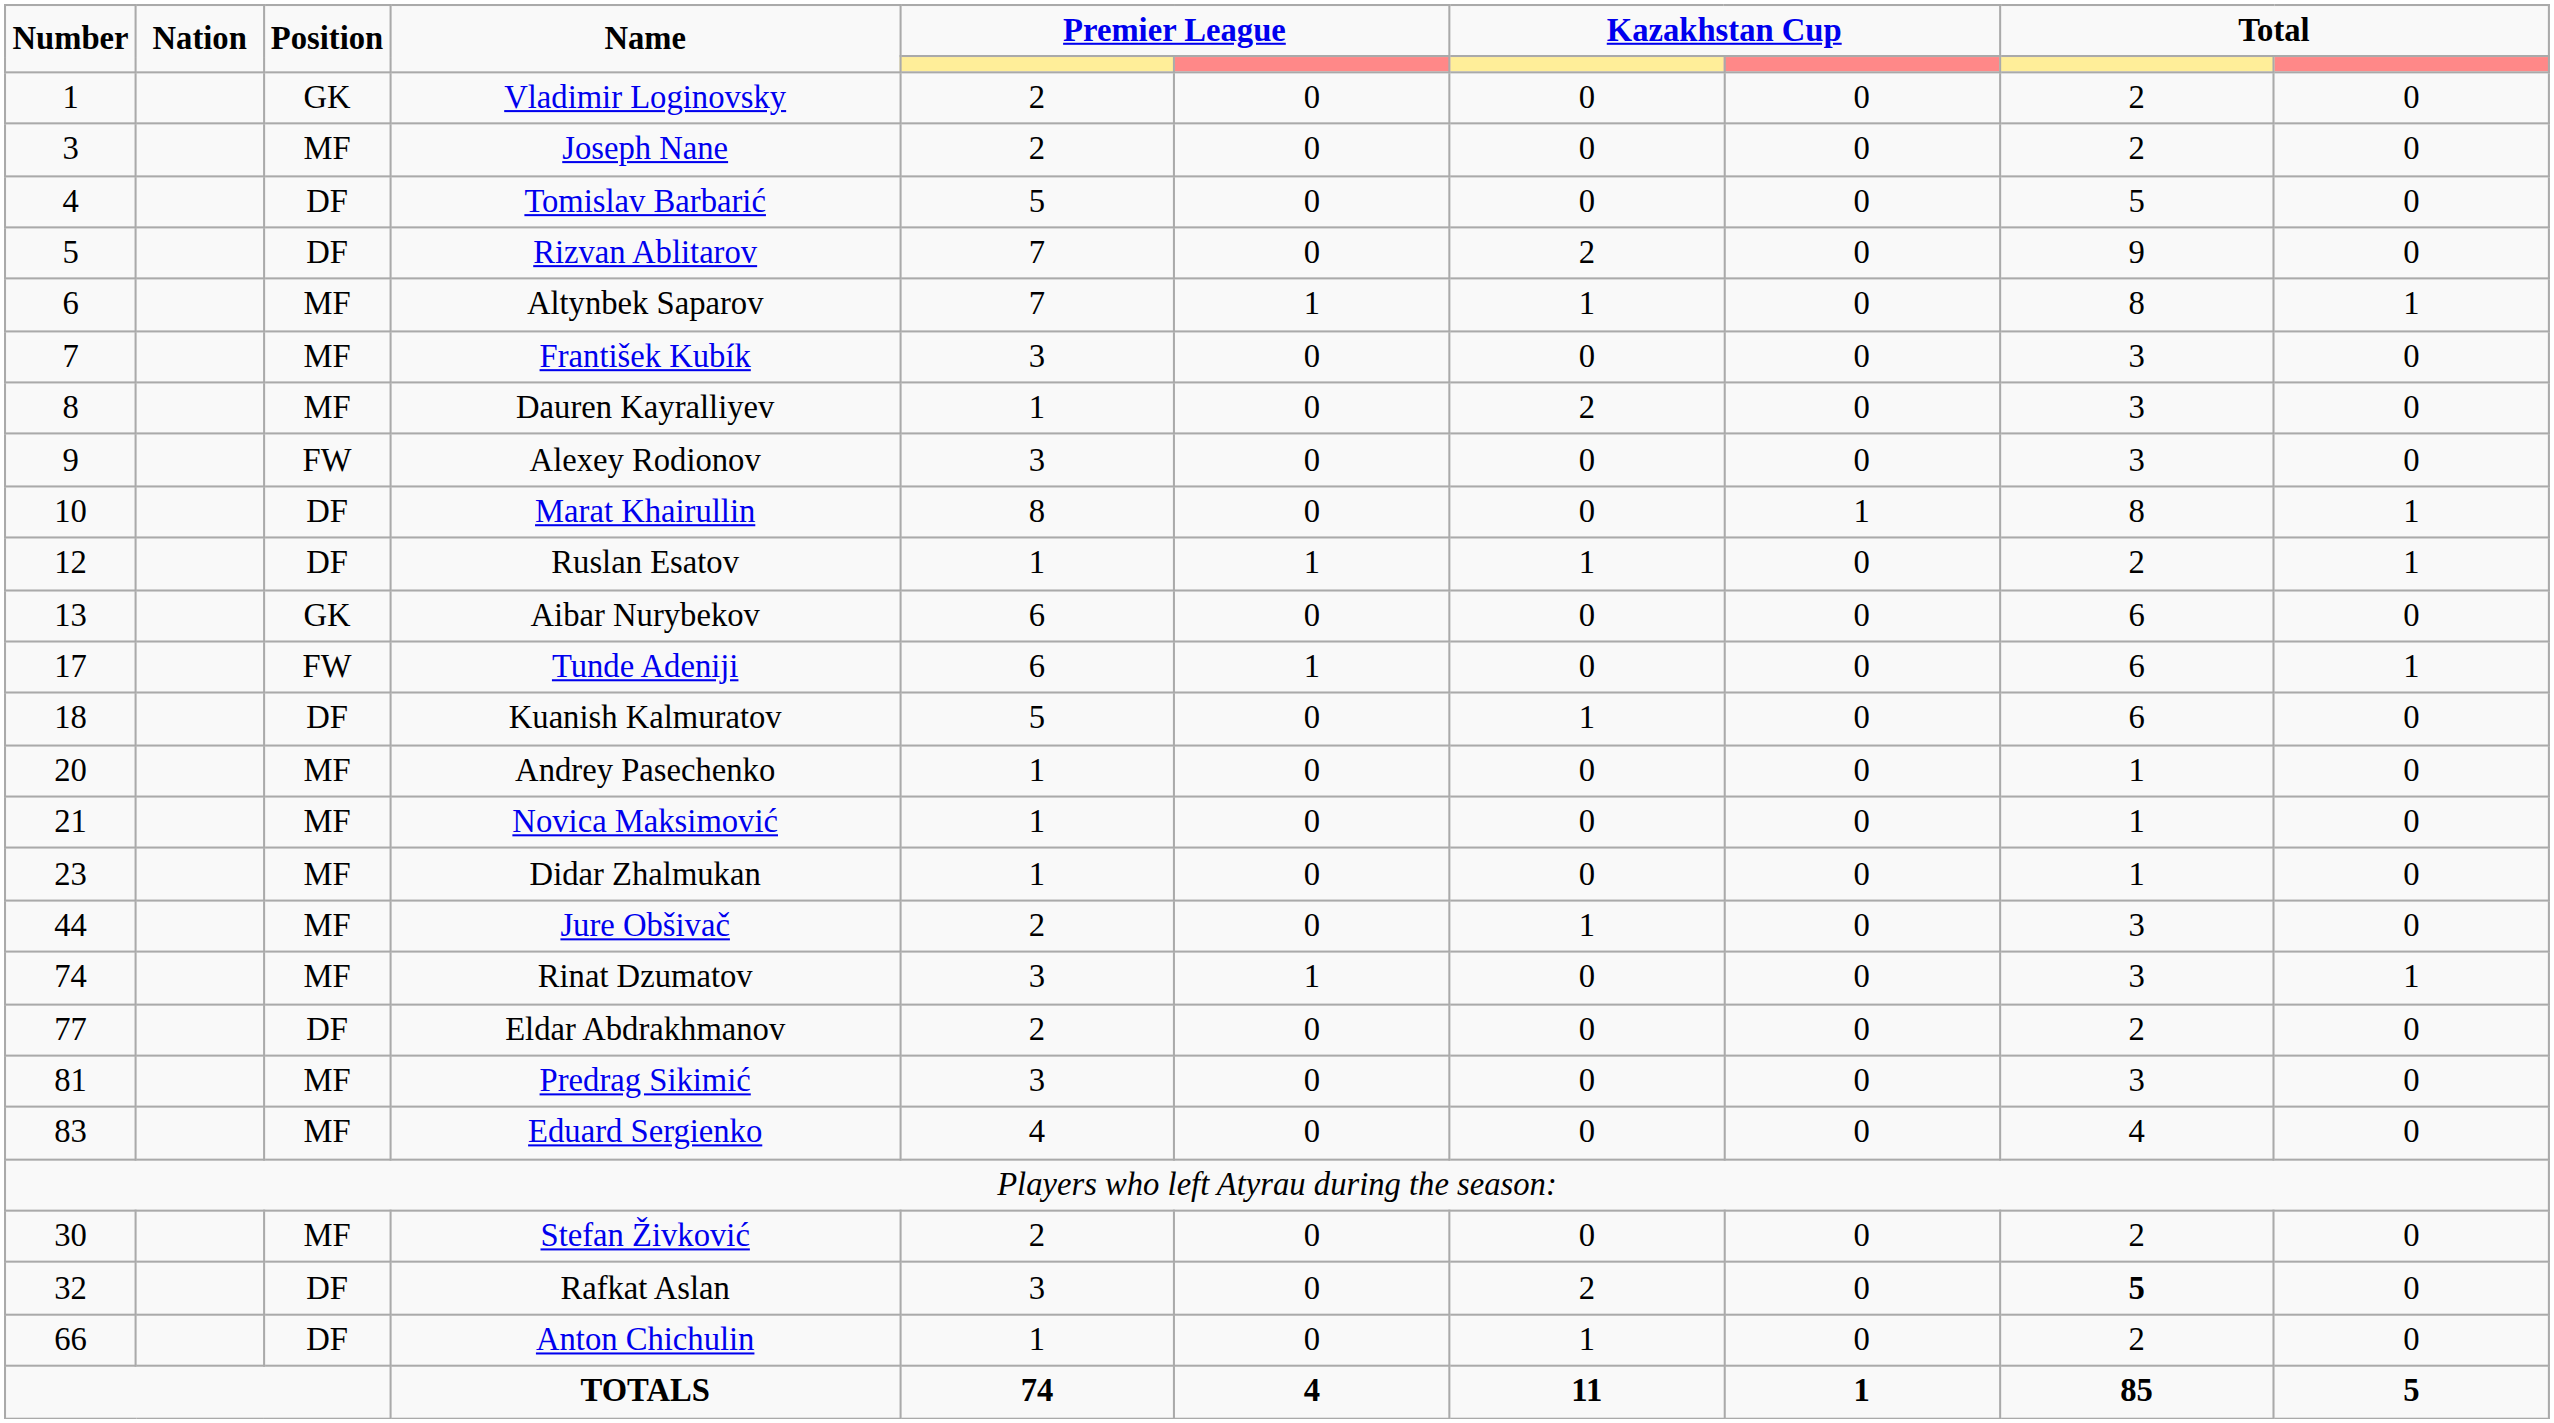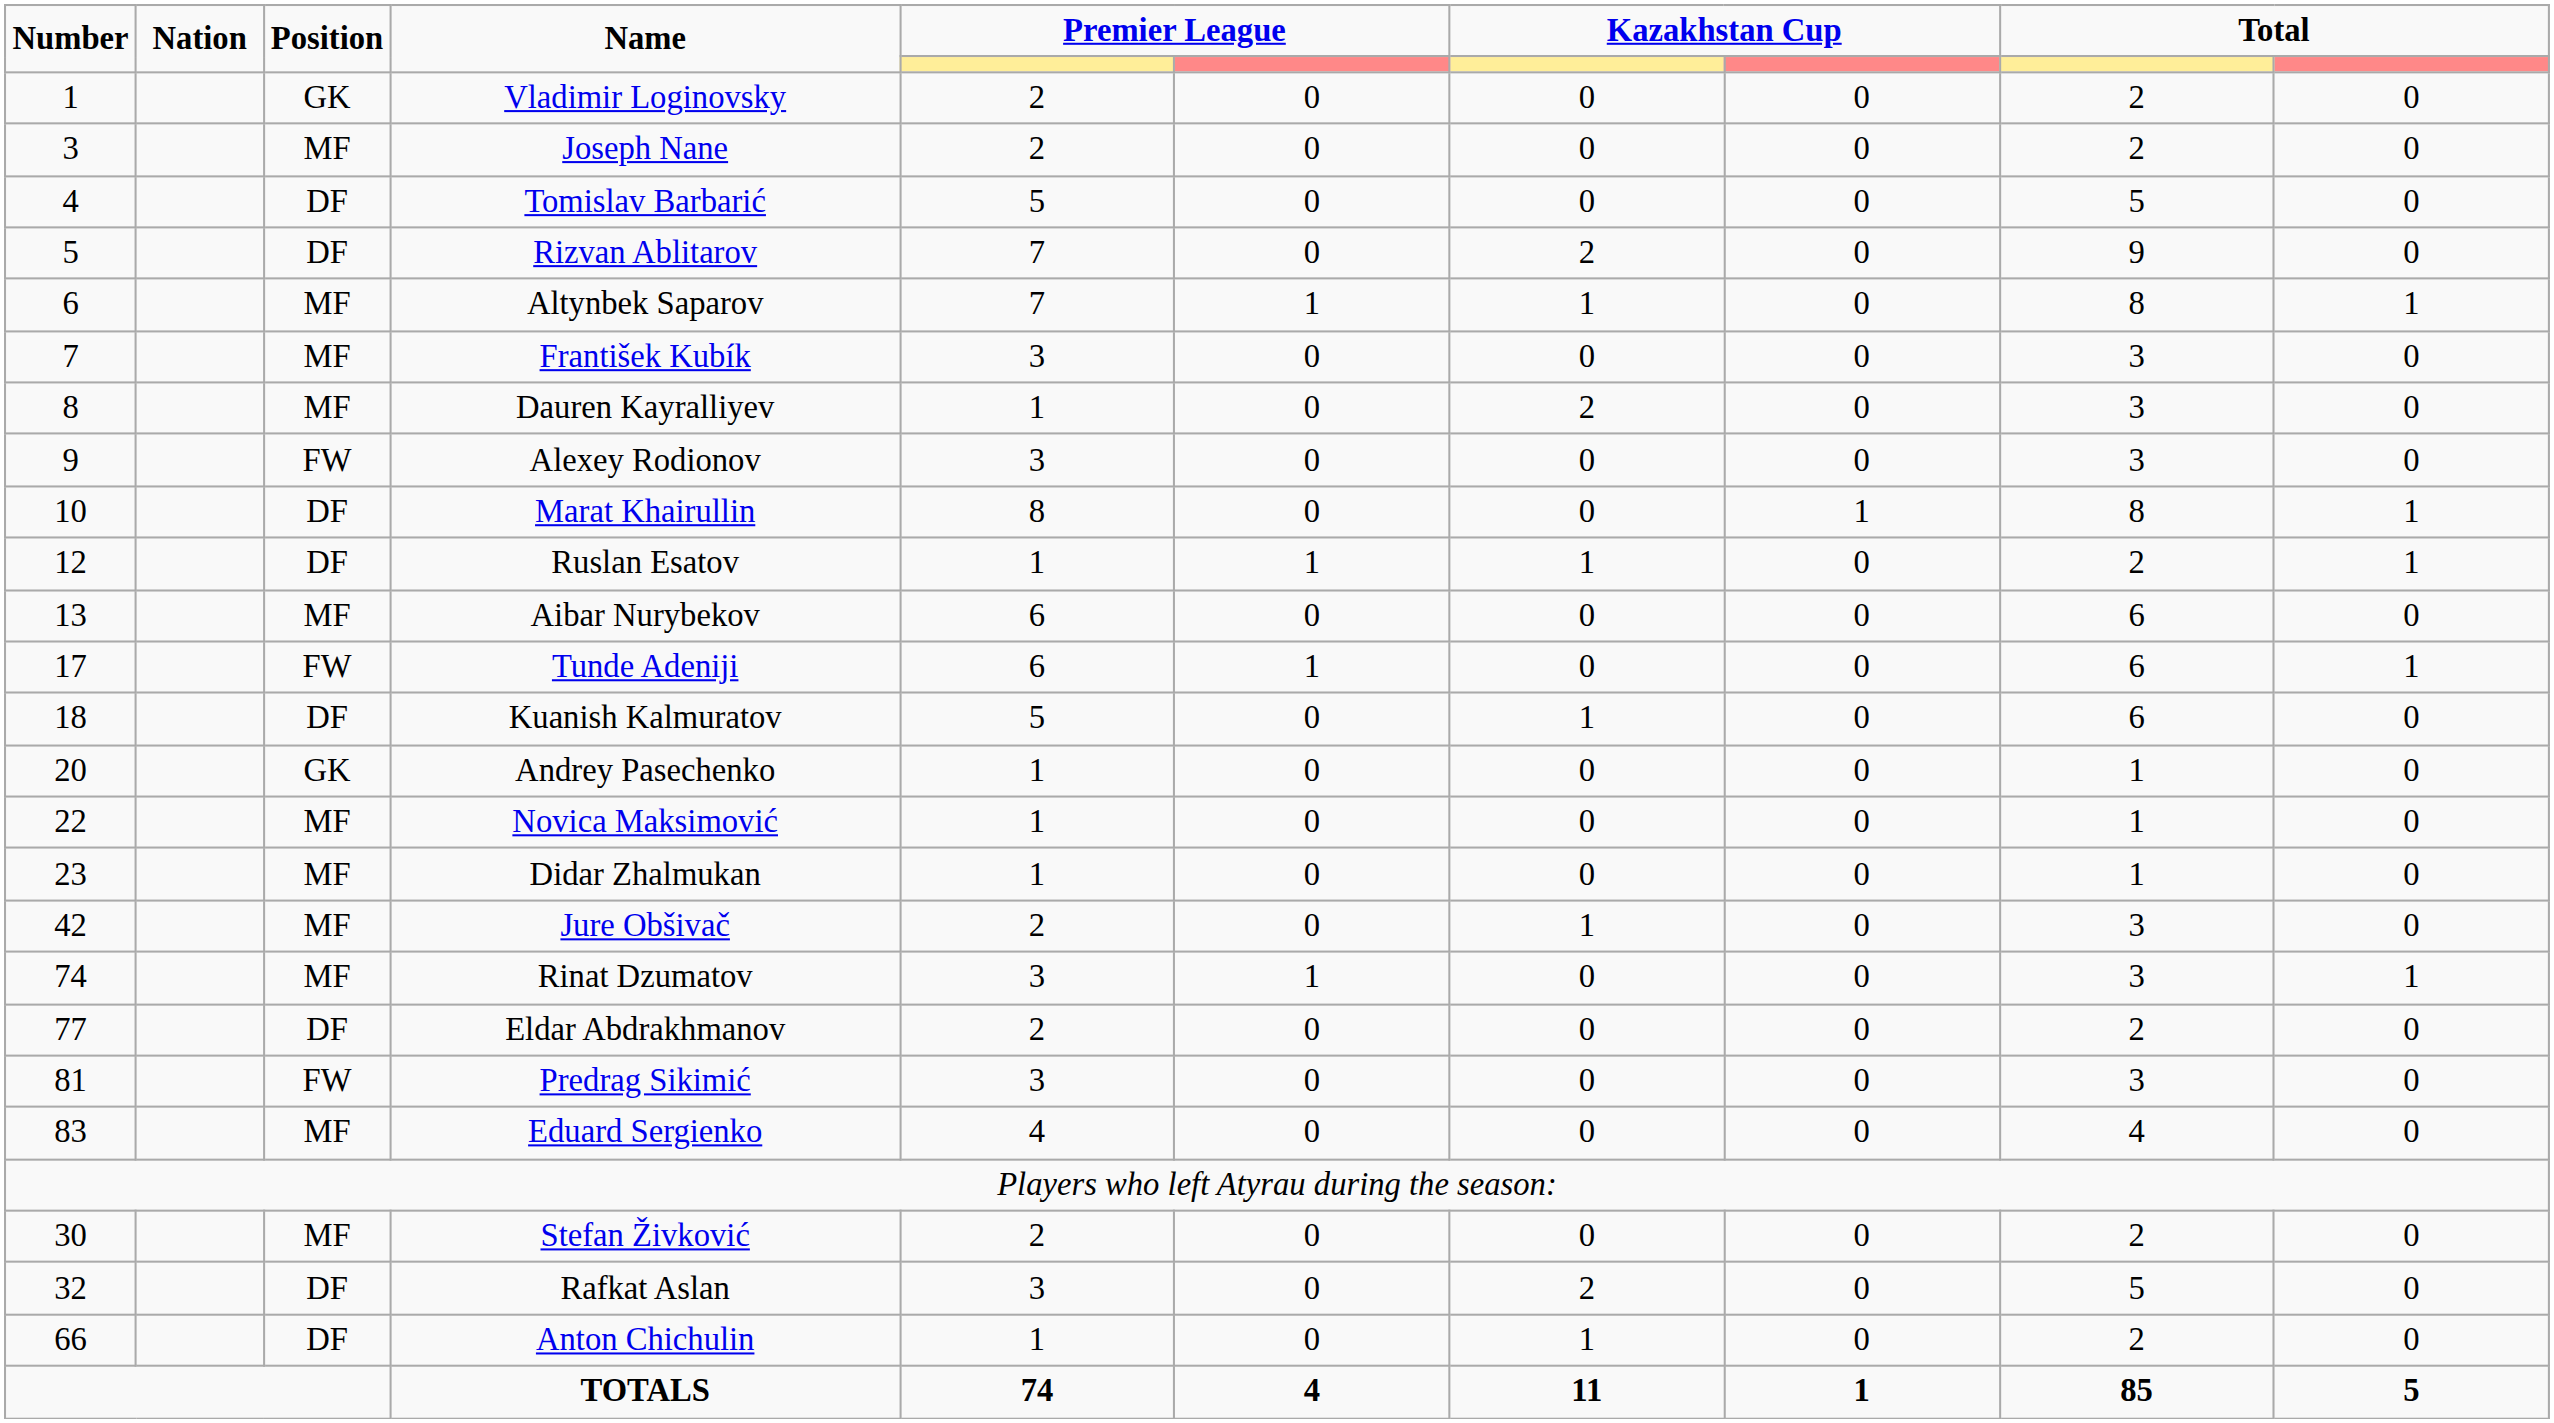(327, 614) GK -> (327, 614) MF
(327, 770) MF -> (327, 770) GK
(71, 821) 21 -> (71, 821) 22
(71, 925) 44 -> (71, 925) 42
(327, 1080) MF -> (327, 1080) FW
(2137, 1287) bold -> (2137, 1287) normal
